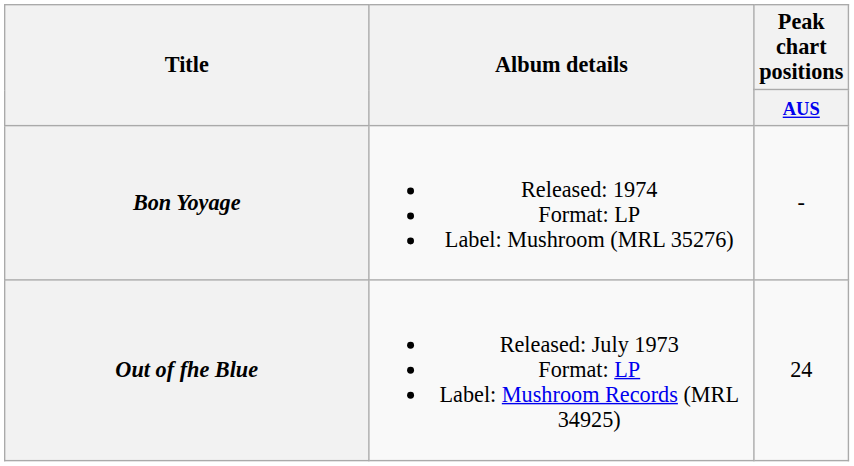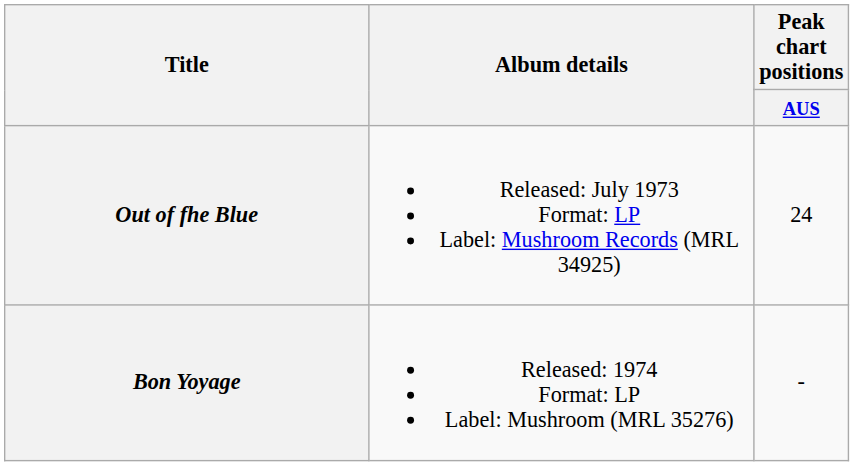rows swapped: (187, 369) <-> (187, 202)
